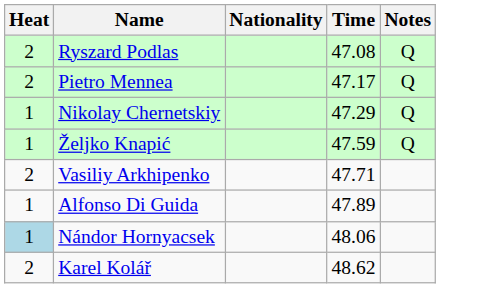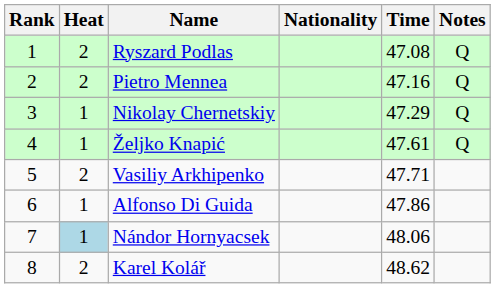+ column: (32, 19)
(354, 81) 47.17 -> (408, 81) 47.16
(354, 143) 47.59 -> (408, 143) 47.61
(354, 205) 47.89 -> (408, 205) 47.86
